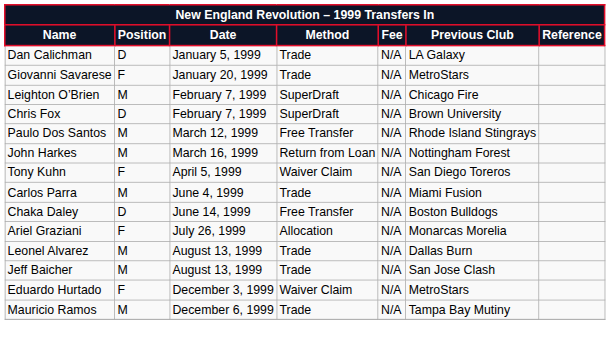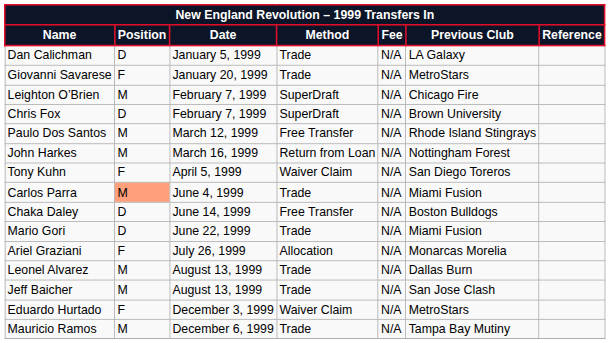(123, 192) no background -> (123, 192) lightsalmon background
+ row: (36, 231)
